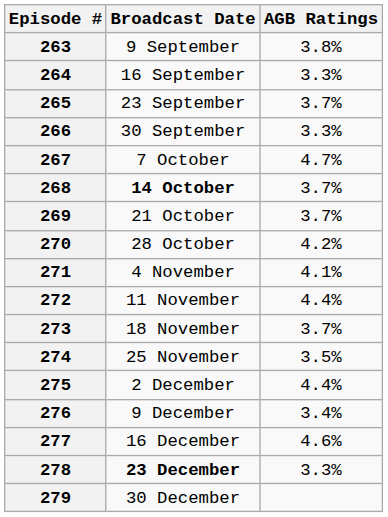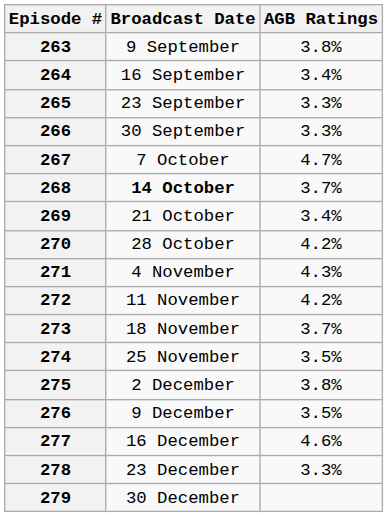(321, 75) 3.3% -> (321, 75) 3.4%
(321, 103) 3.7% -> (321, 103) 3.3%
(321, 216) 3.7% -> (321, 216) 3.4%
(321, 272) 4.1% -> (321, 272) 4.3%
(321, 301) 4.4% -> (321, 301) 4.2%
(321, 385) 4.4% -> (321, 385) 3.8%
(321, 413) 3.4% -> (321, 413) 3.5%
(183, 470) bold -> (183, 470) normal
